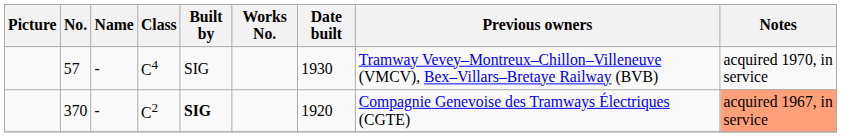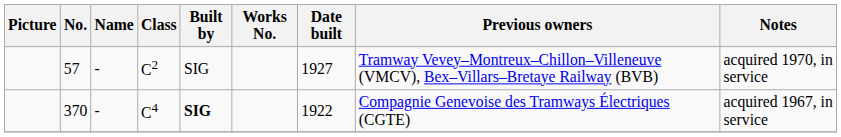(149, 68) C4 -> (149, 68) C2
(317, 68) 1930 -> (317, 68) 1927
(149, 110) C2 -> (149, 110) C4
(317, 110) 1920 -> (317, 110) 1922
(778, 110) lightsalmon background -> (778, 110) no background
